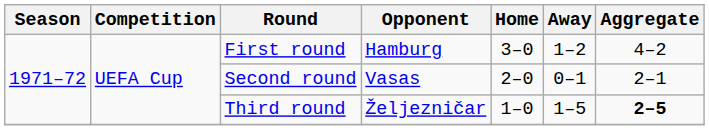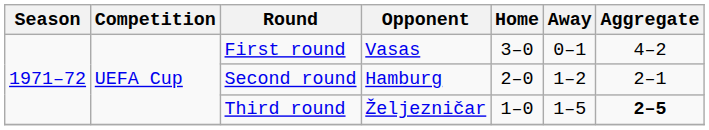(404, 50) Hamburg -> (393, 50) Vasas
(570, 50) 1–2 -> (570, 50) 0–1
(393, 79) Vasas -> (404, 79) Hamburg
(570, 79) 0–1 -> (570, 79) 1–2
